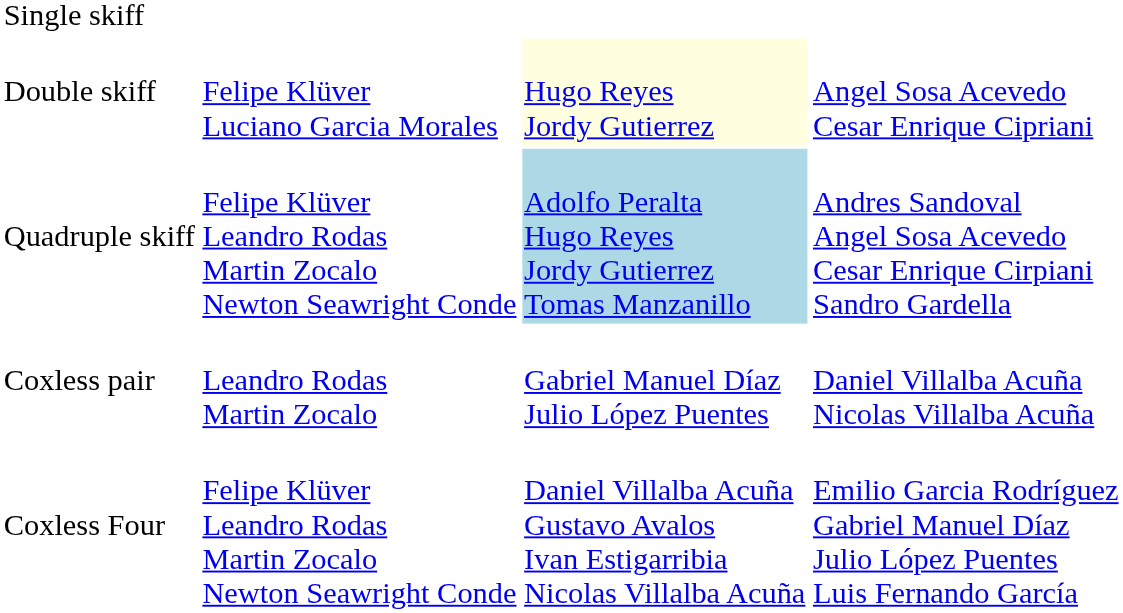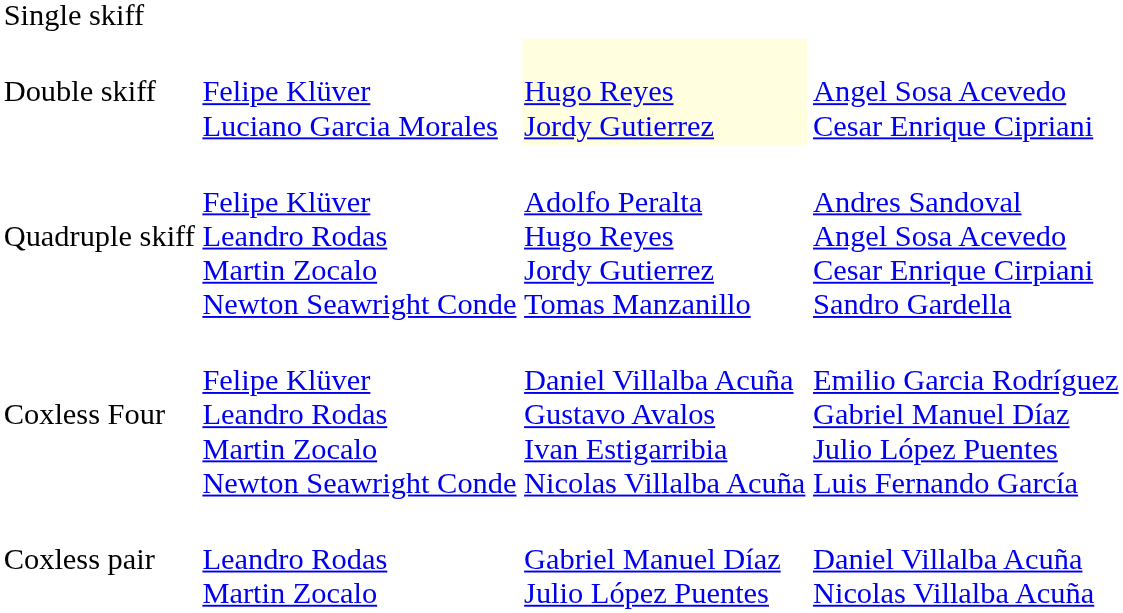(637, 252) lightblue background -> (637, 252) no background
rows swapped: (79, 380) <-> (84, 524)
